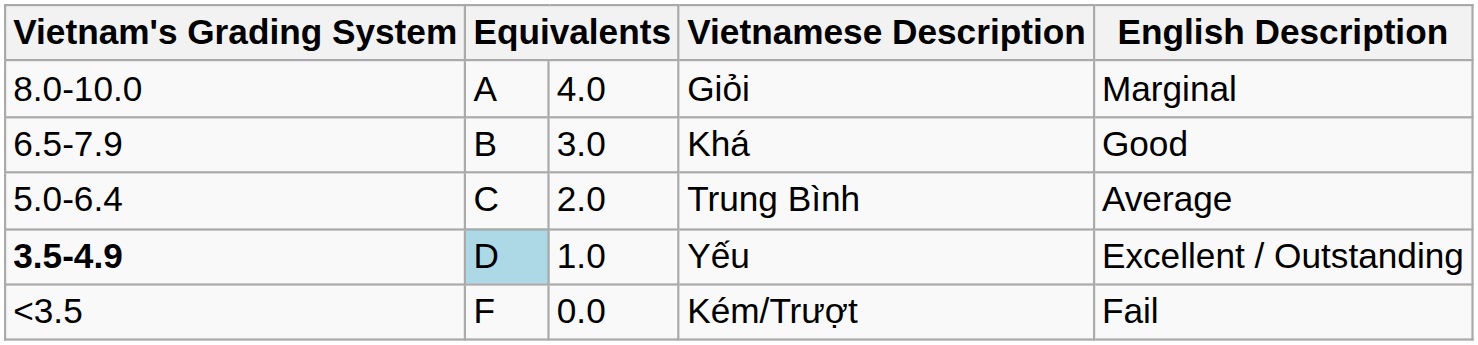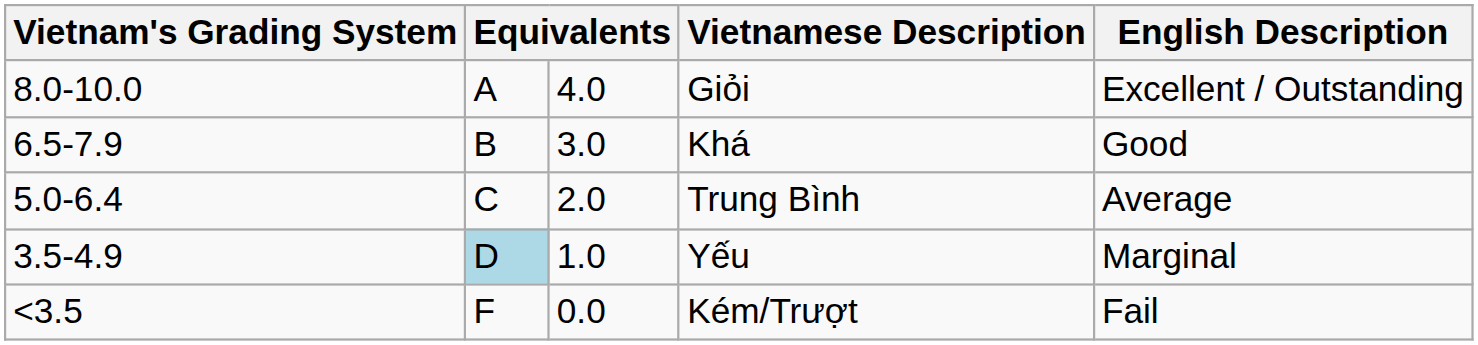(1169, 88) Marginal -> (1283, 88) Excellent / Outstanding
(68, 255) bold -> (68, 255) normal
(1283, 255) Excellent / Outstanding -> (1169, 255) Marginal
